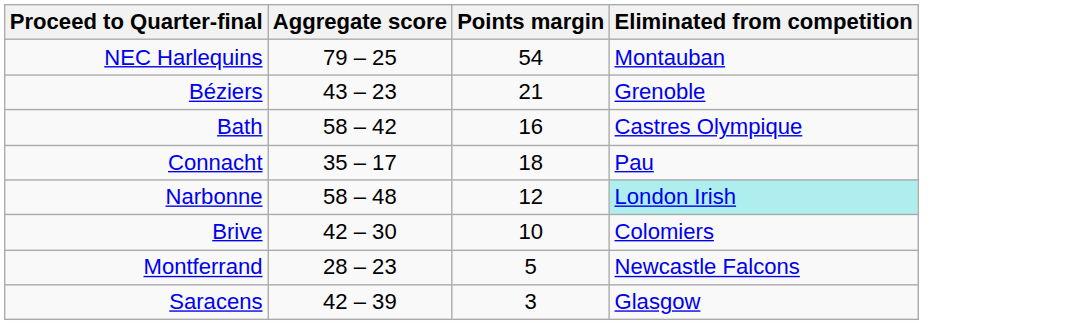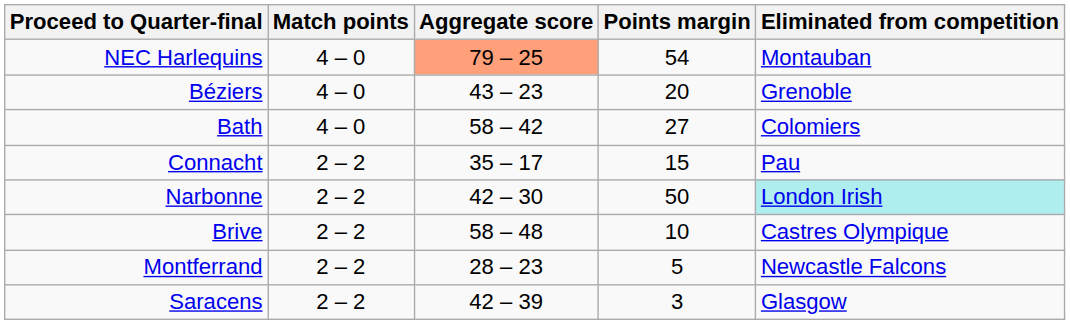+ column: (341, 22)
(360, 57) no background -> (506, 57) lightsalmon background
(531, 92) 21 -> (677, 92) 20
(531, 127) 16 -> (677, 127) 27
(708, 127) Castres Olympique -> (811, 127) Colomiers
(531, 162) 18 -> (677, 162) 15
(360, 197) 58 – 48 -> (506, 197) 42 – 30
(531, 197) 12 -> (677, 197) 50
(360, 232) 42 – 30 -> (506, 232) 58 – 48
(664, 232) Colomiers -> (855, 232) Castres Olympique
